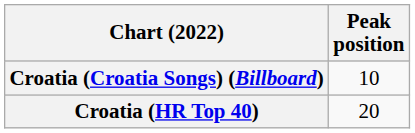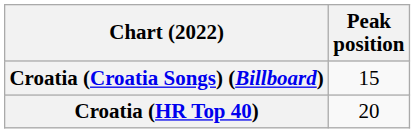(369, 77) 10 -> (369, 77) 15
